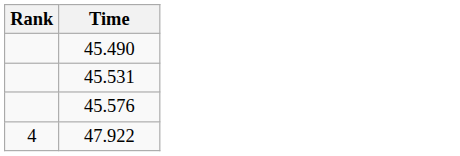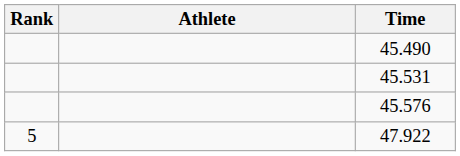+ column: (207, 19)
(32, 135) 4 -> (32, 135) 5
